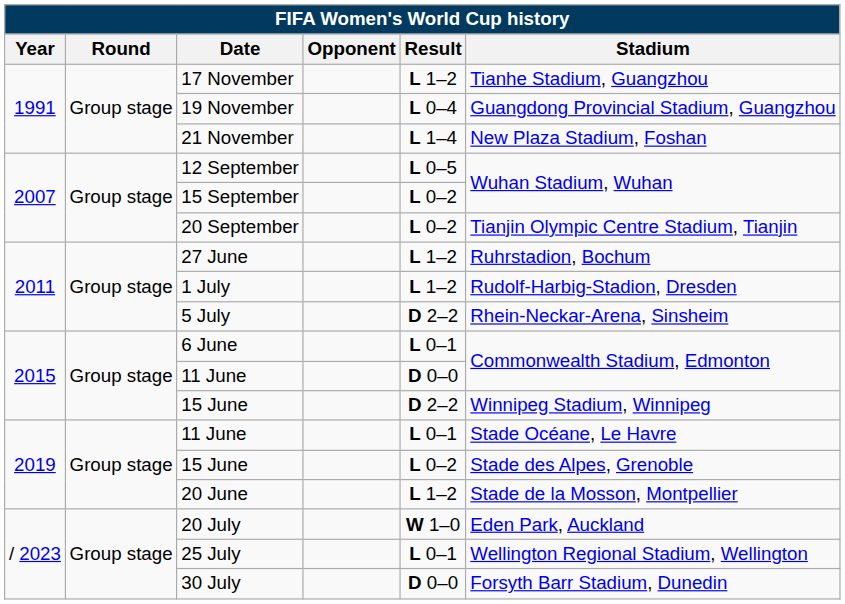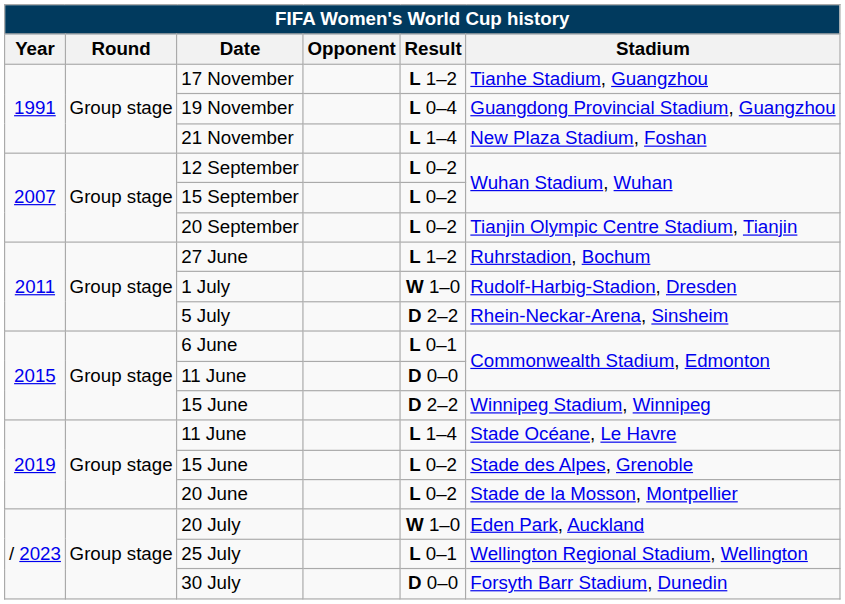(433, 167) L 0–5 -> (433, 167) L 0–2
(433, 286) L 1–2 -> (433, 286) W 1–0
(433, 434) L 0–1 -> (433, 434) L 1–4
(433, 494) L 1–2 -> (433, 494) L 0–2
